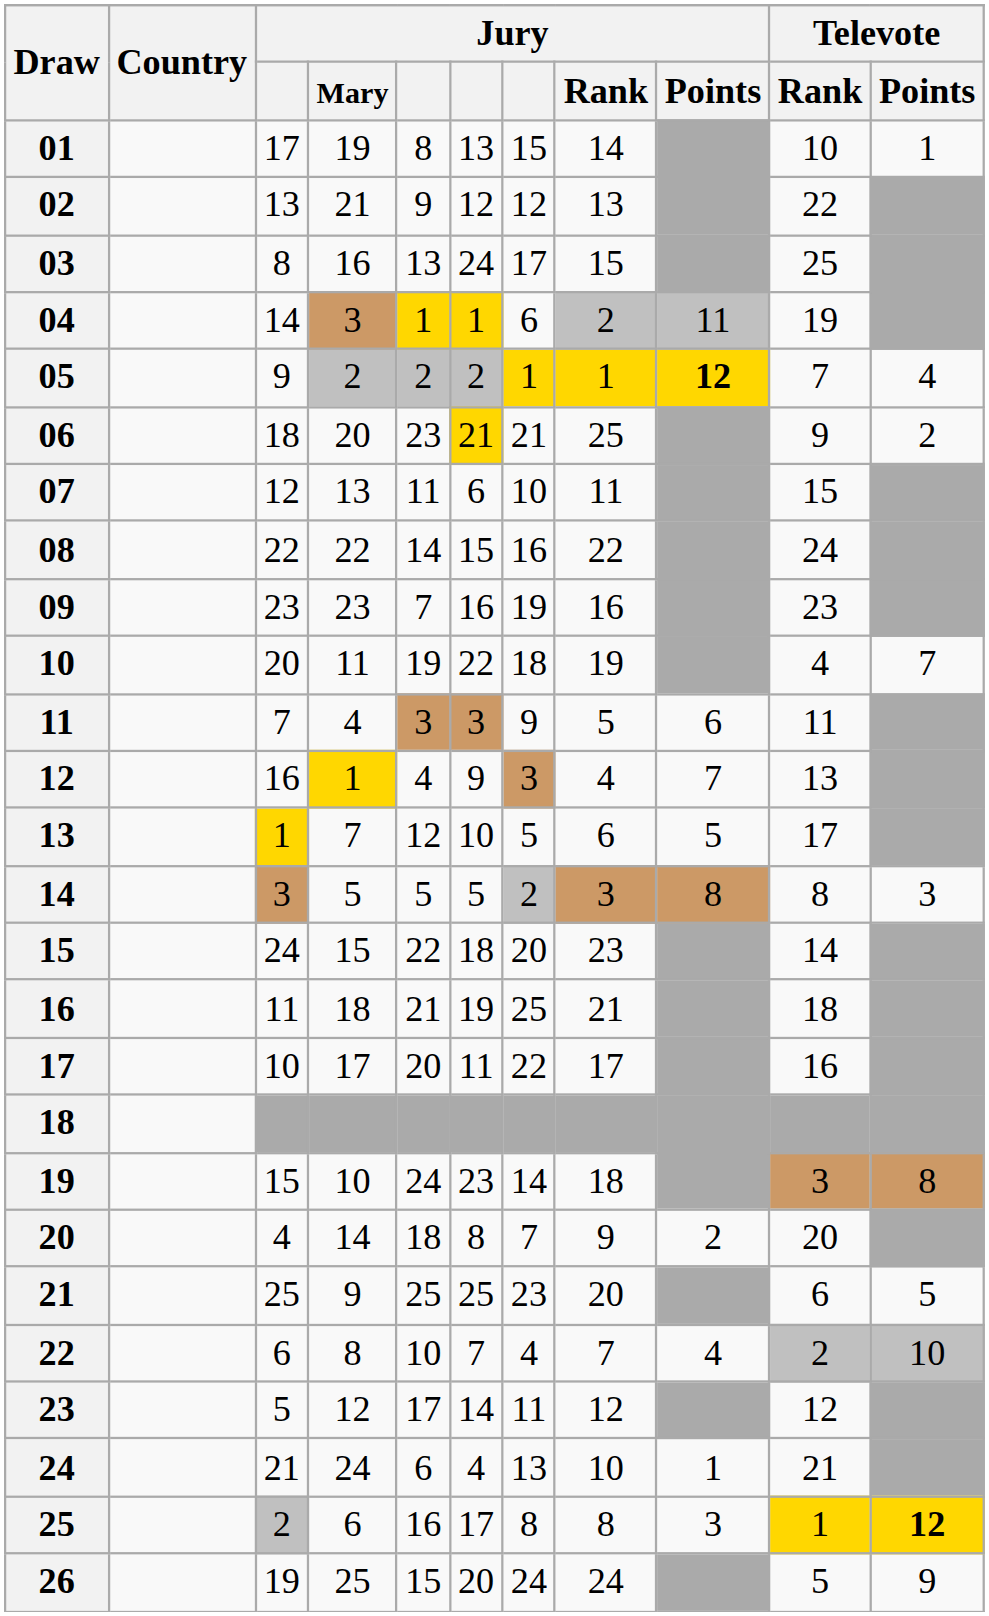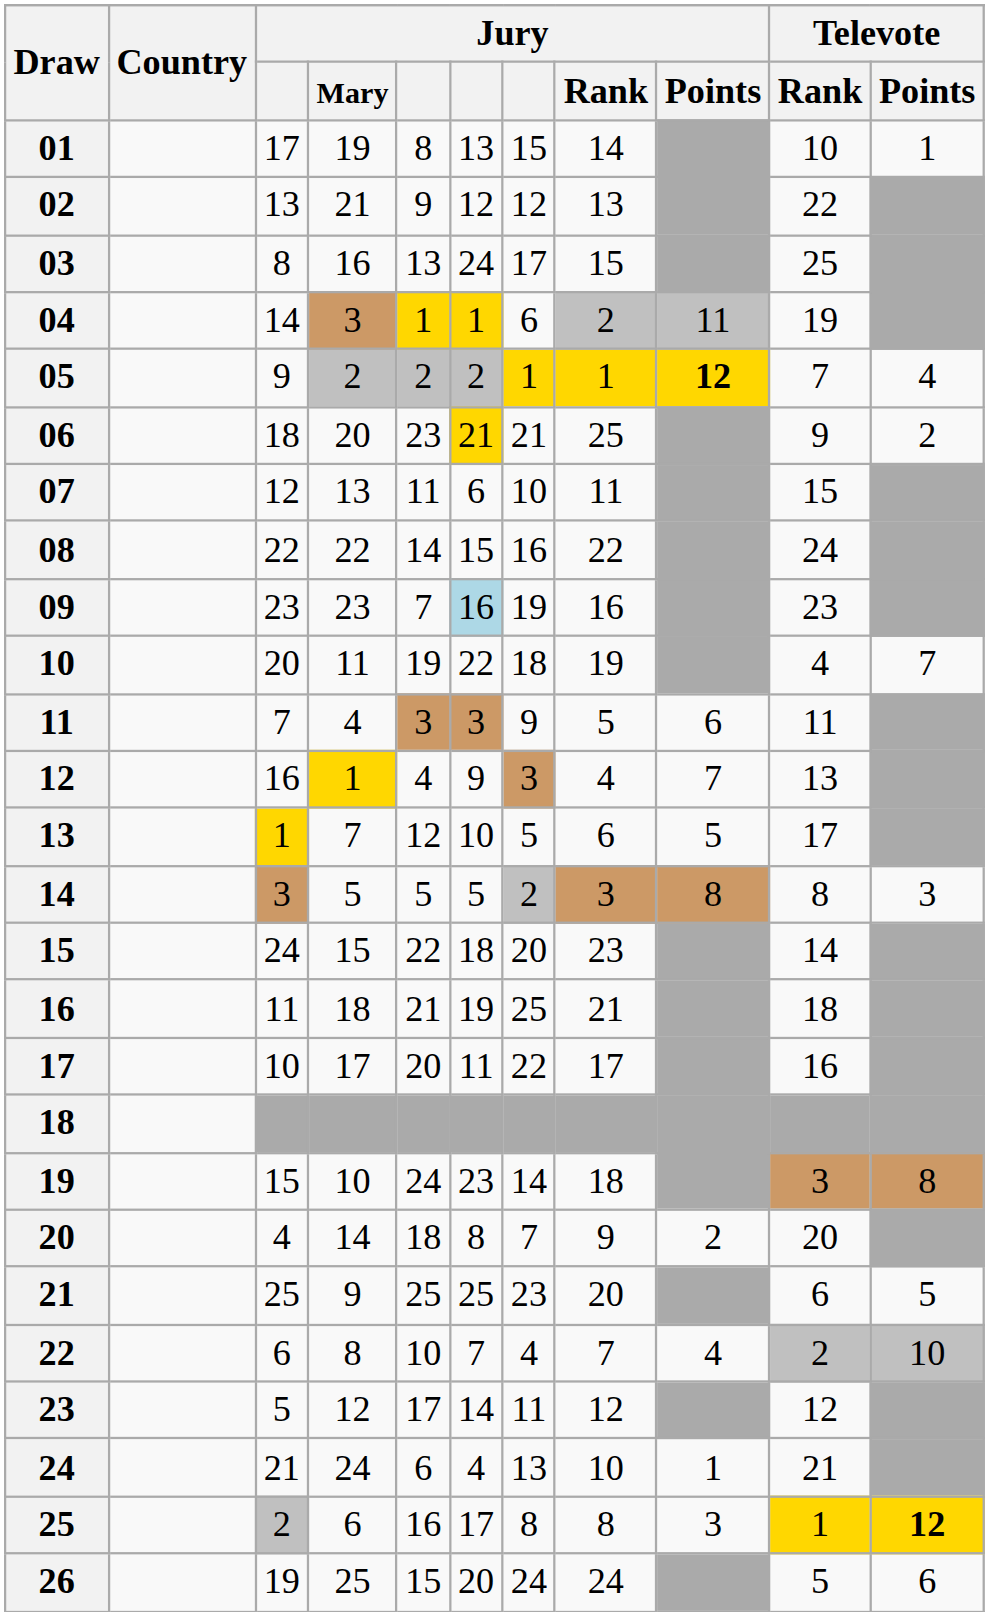(476, 606) no background -> (476, 606) lightblue background
(927, 1581) 9 -> (927, 1581) 6
